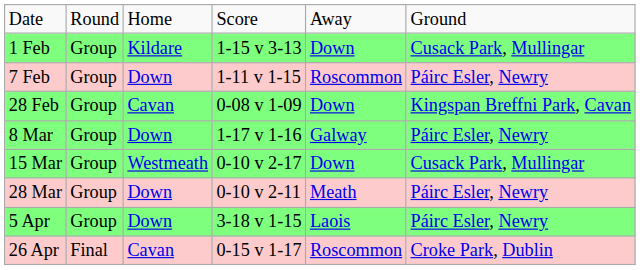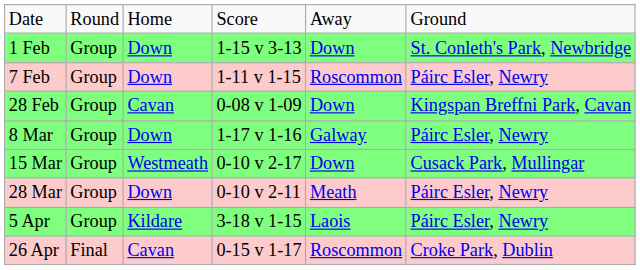(155, 47) Kildare -> (150, 47) Down
(497, 47) Cusack Park, Mullingar -> (521, 47) St. Conleth's Park, Newbridge
(150, 221) Down -> (155, 221) Kildare
